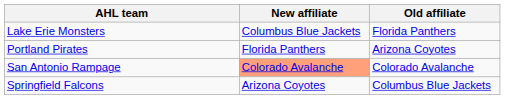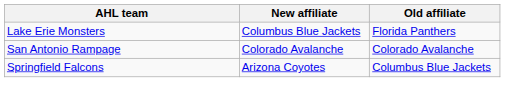- row: (47, 49)
(293, 67) lightsalmon background -> (293, 49) no background
